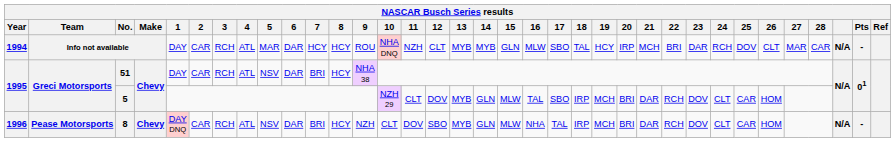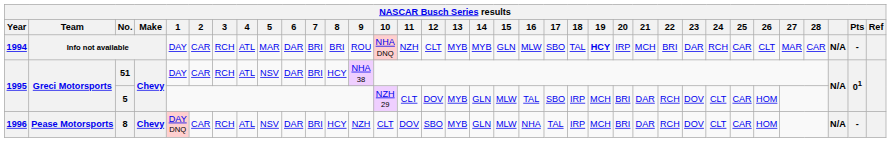(317, 47) HCY -> (315, 47) BRI
(341, 47) HCY -> (337, 47) BRI
(604, 47) normal -> (600, 47) bold
(746, 47) DOV -> (742, 47) CAR
